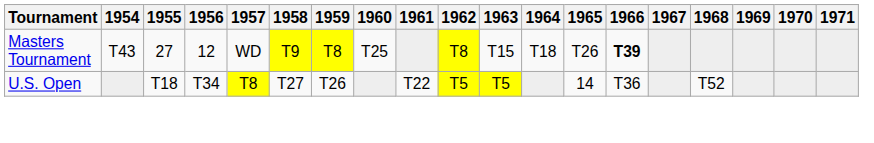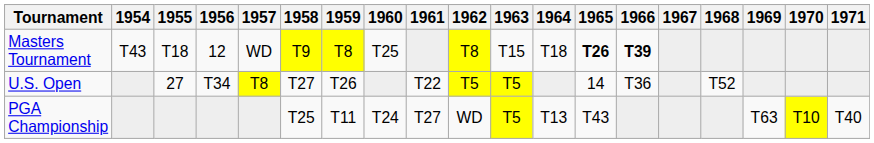(164, 51) 27 -> (175, 51) T18
(585, 51) normal -> (596, 51) bold
(164, 84) T18 -> (175, 84) 27
+ row: (58, 118)
